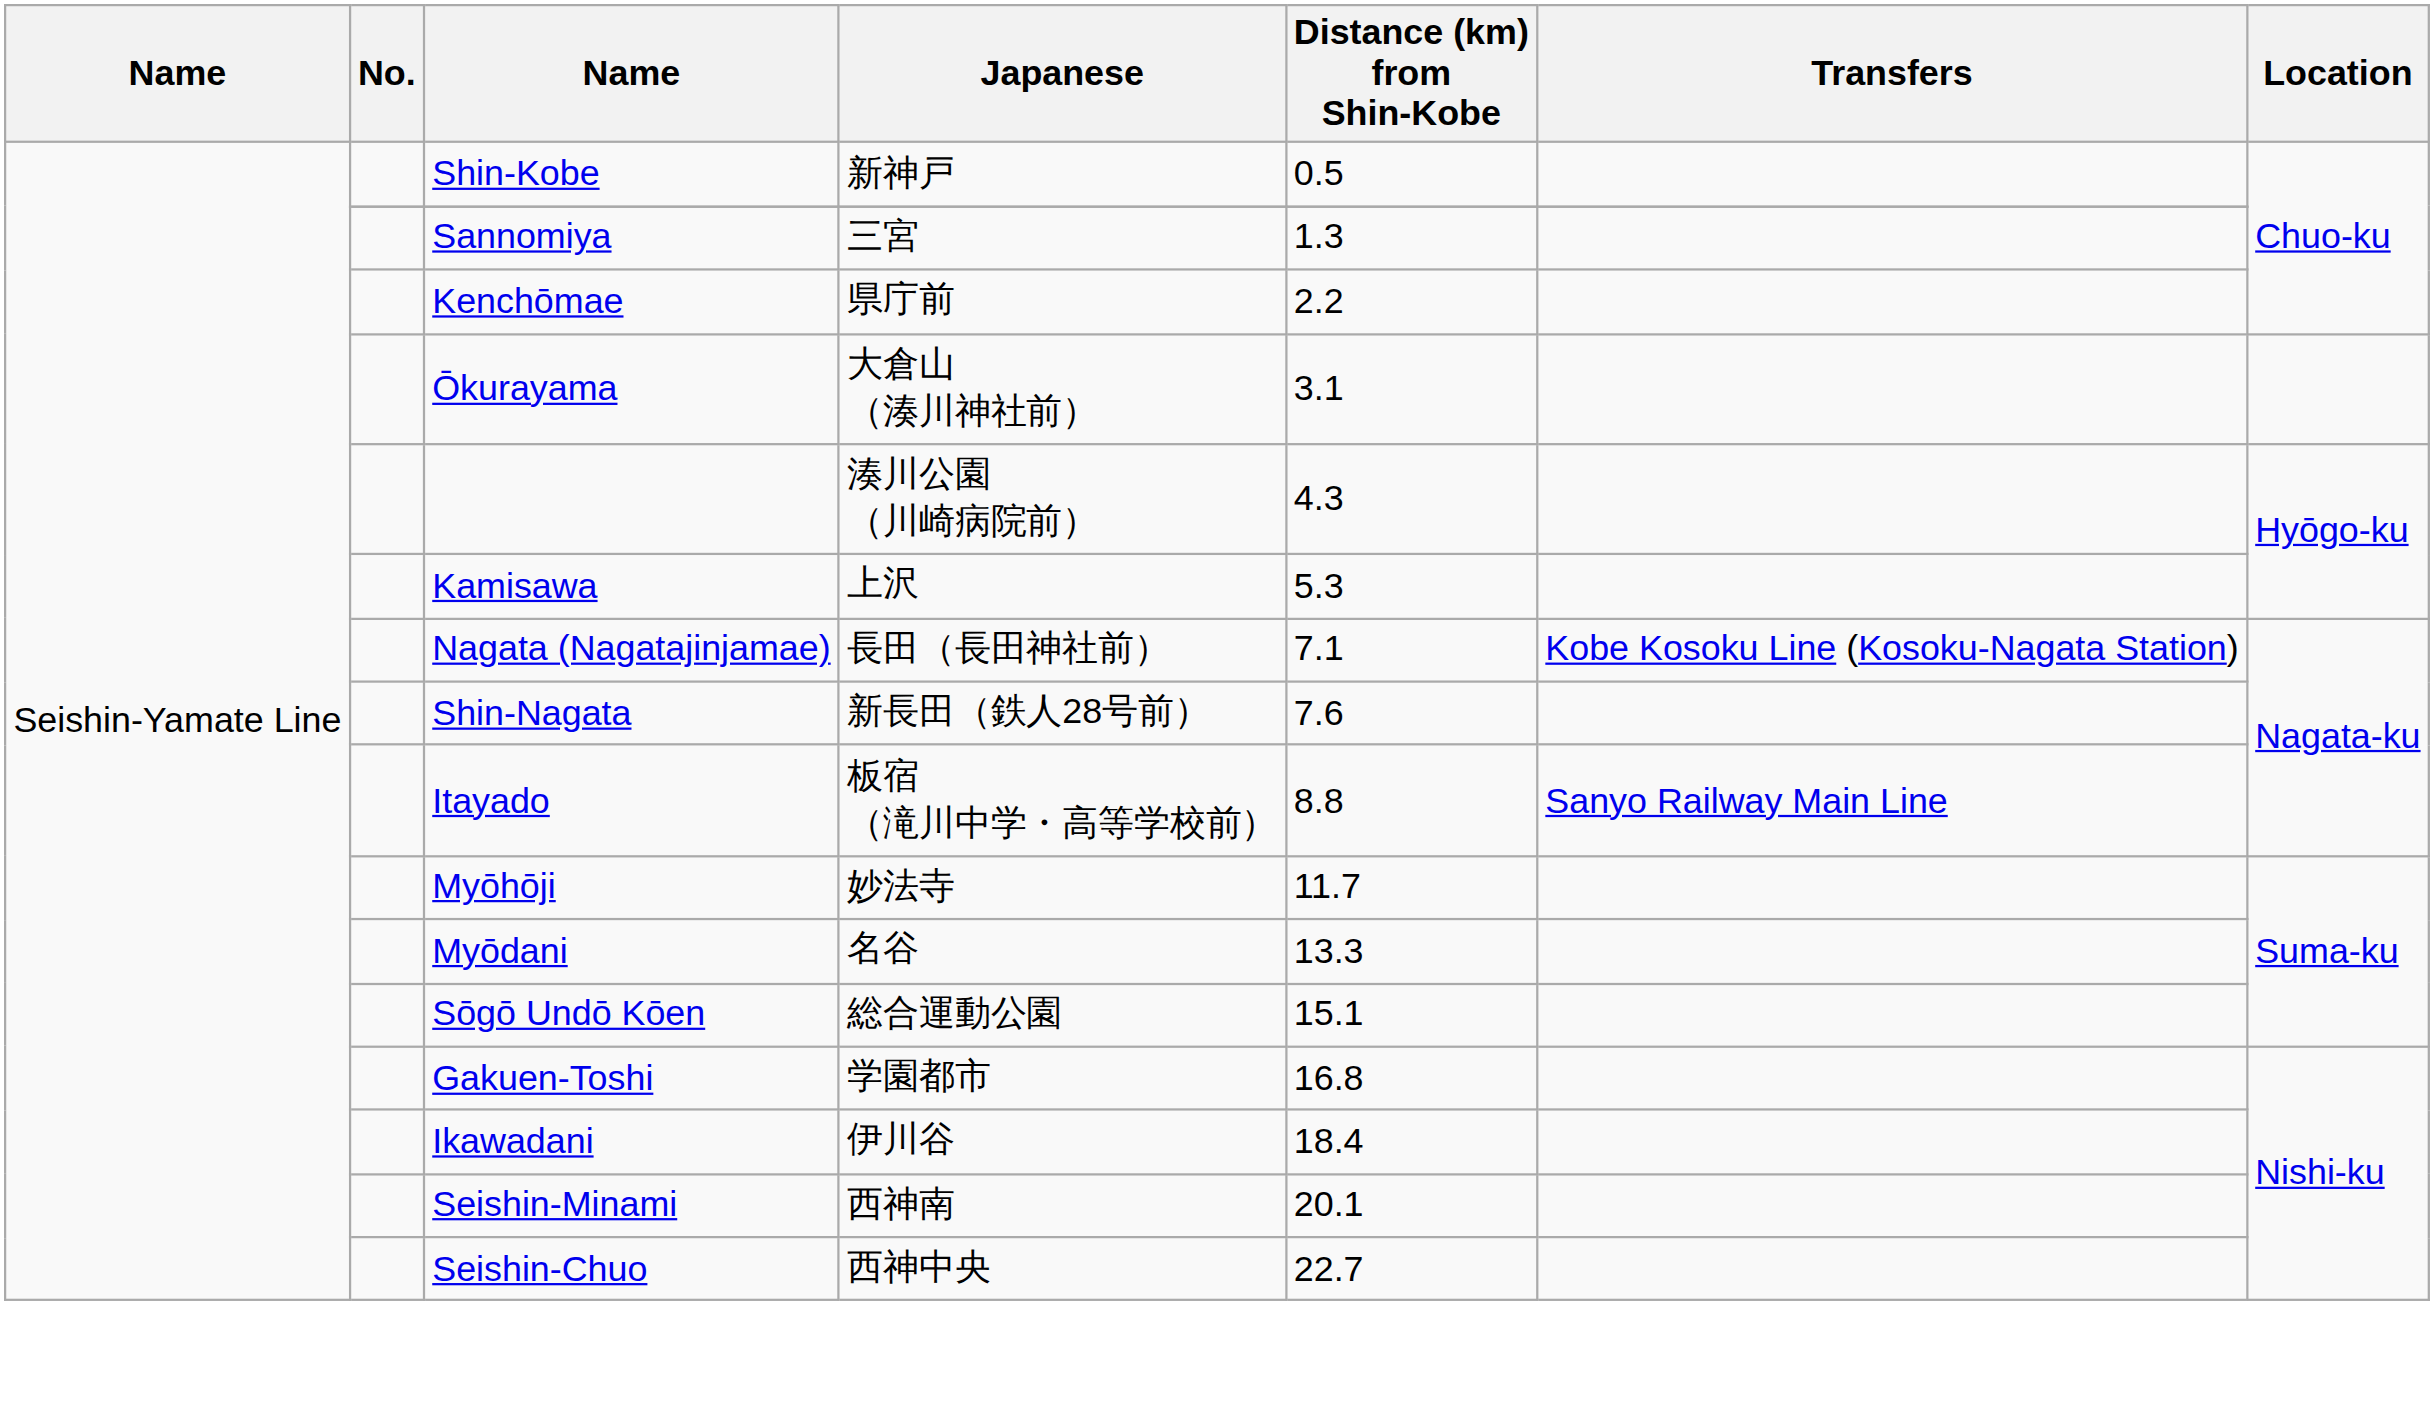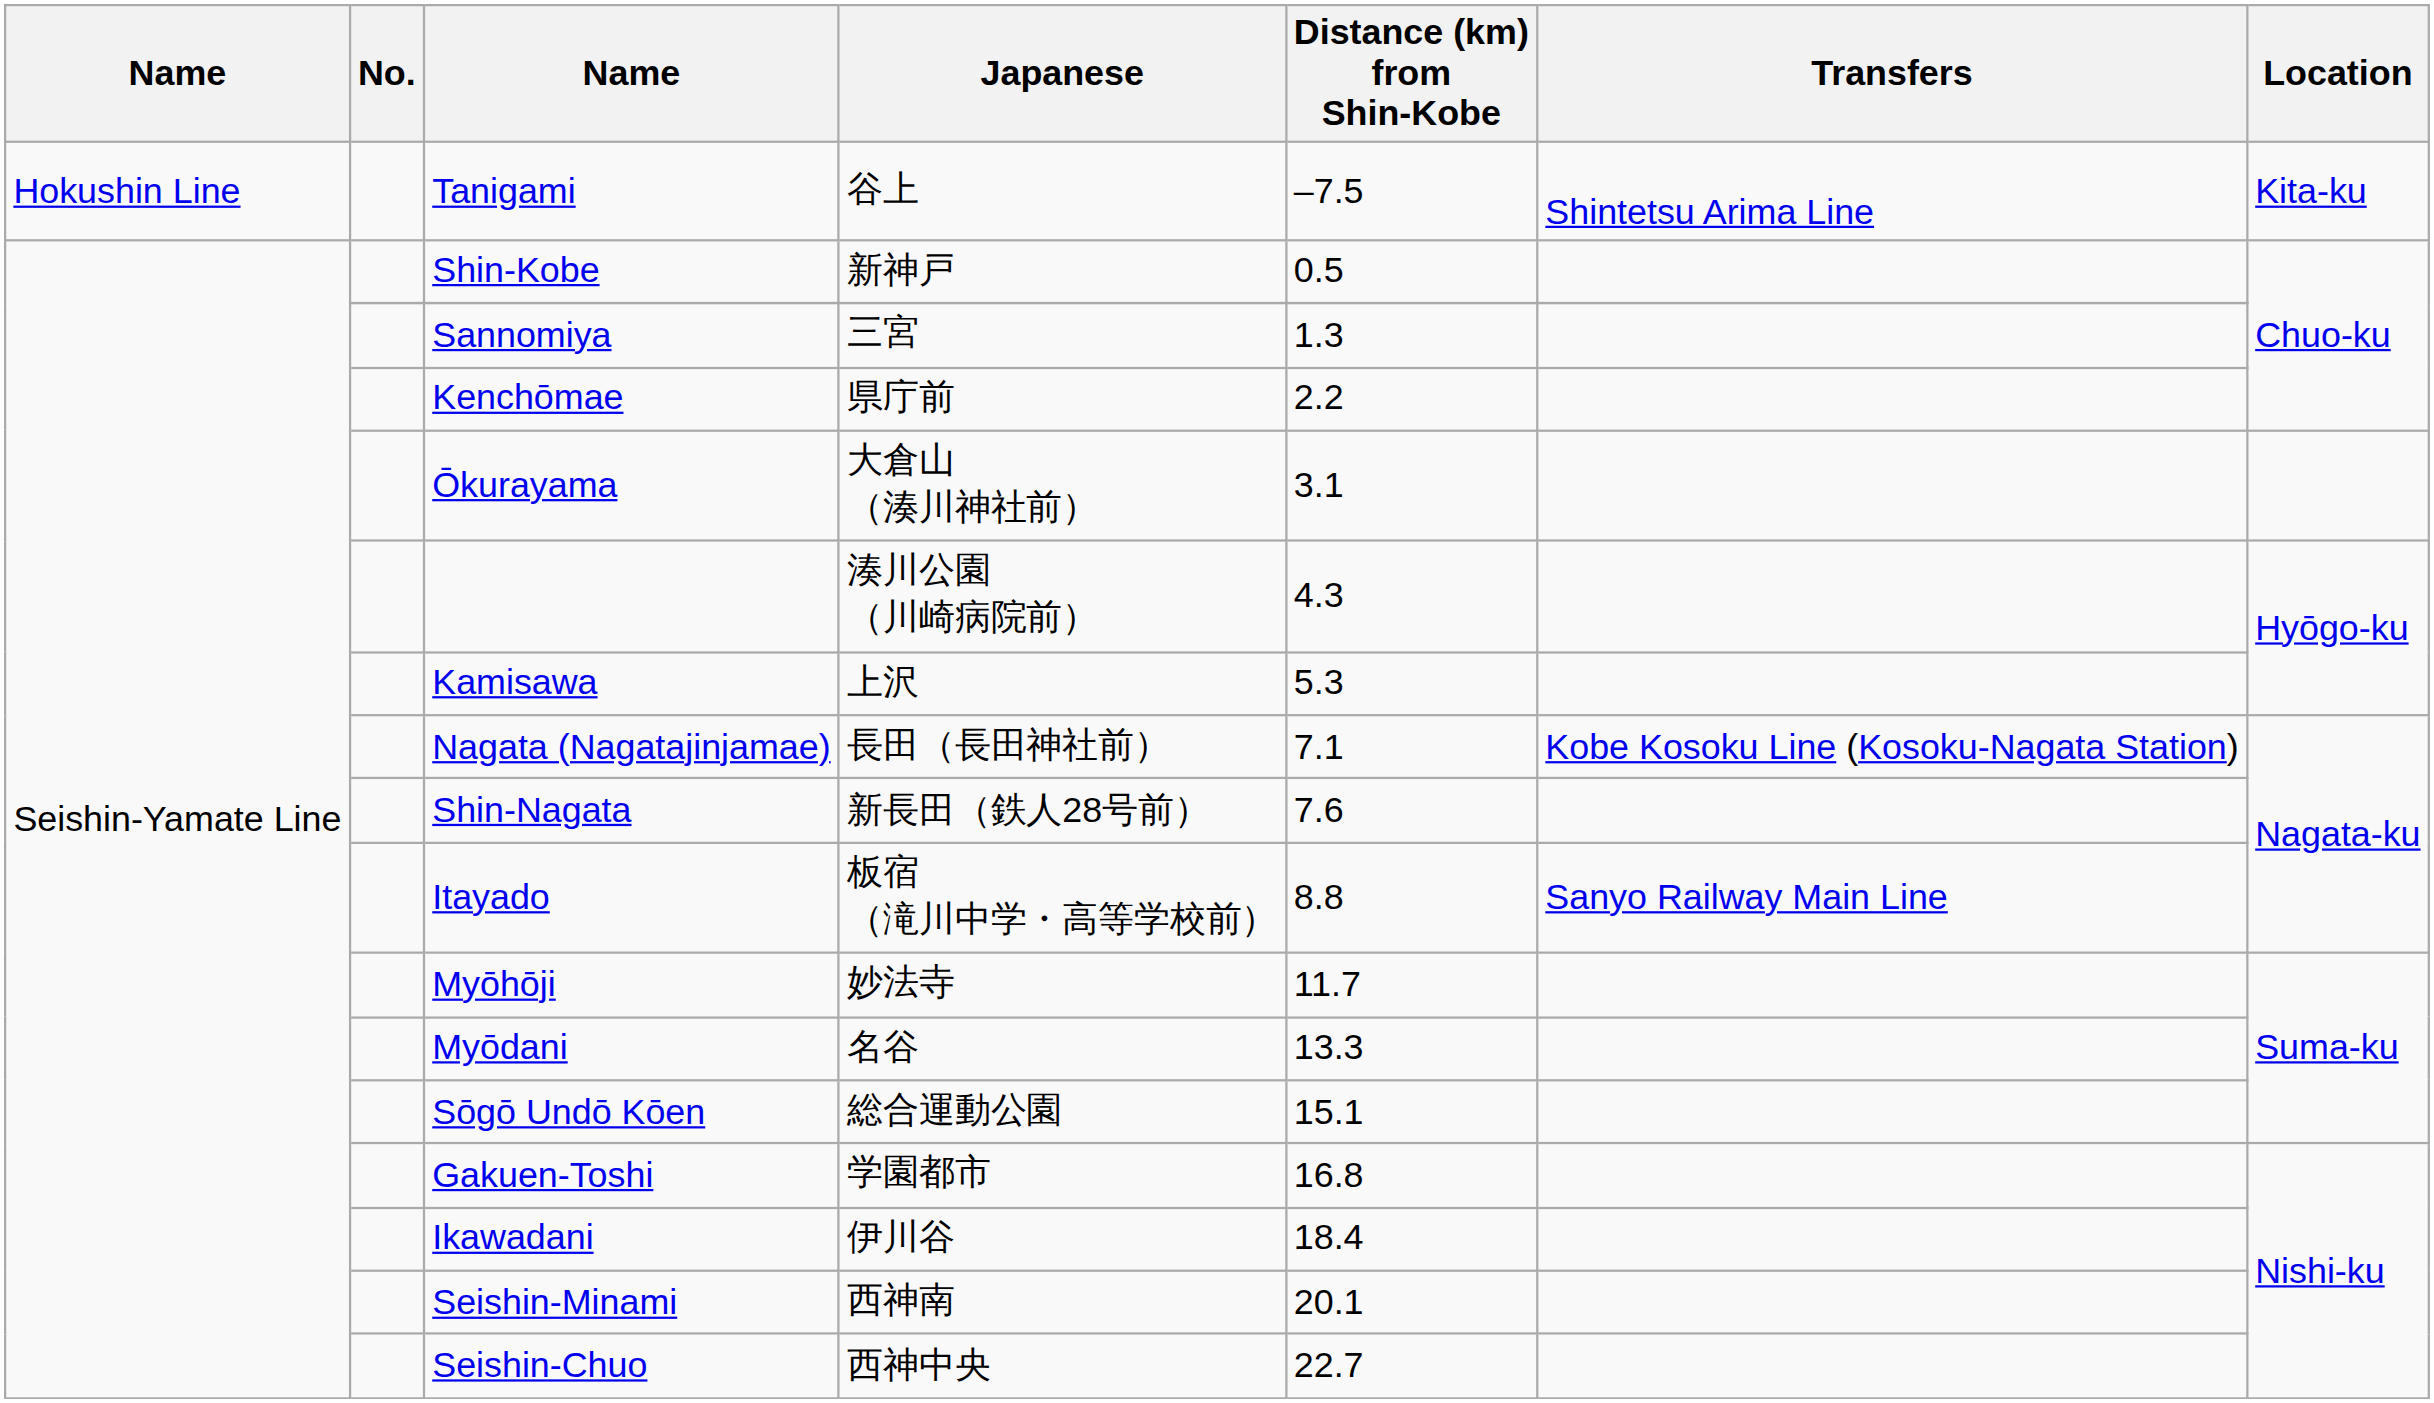+ row: (504, 190)
